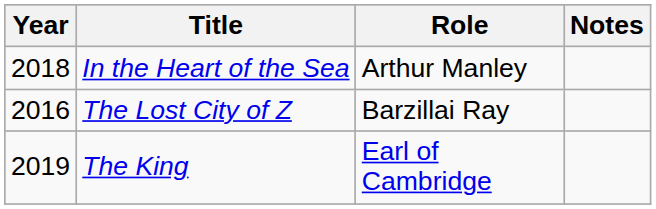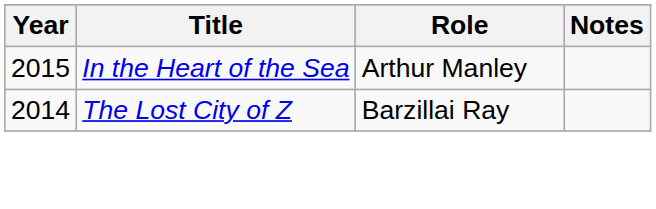(40, 67) 2018 -> (40, 67) 2015
(40, 109) 2016 -> (40, 109) 2014
- row: (135, 166)
